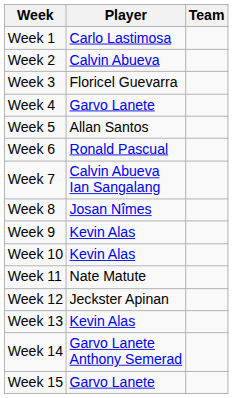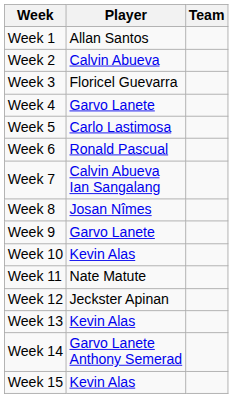(120, 37) Carlo Lastimosa -> (109, 37) Allan Santos
(109, 127) Allan Santos -> (120, 127) Carlo Lastimosa
(102, 232) Kevin Alas -> (112, 232) Garvo Lanete
(112, 382) Garvo Lanete -> (102, 382) Kevin Alas
